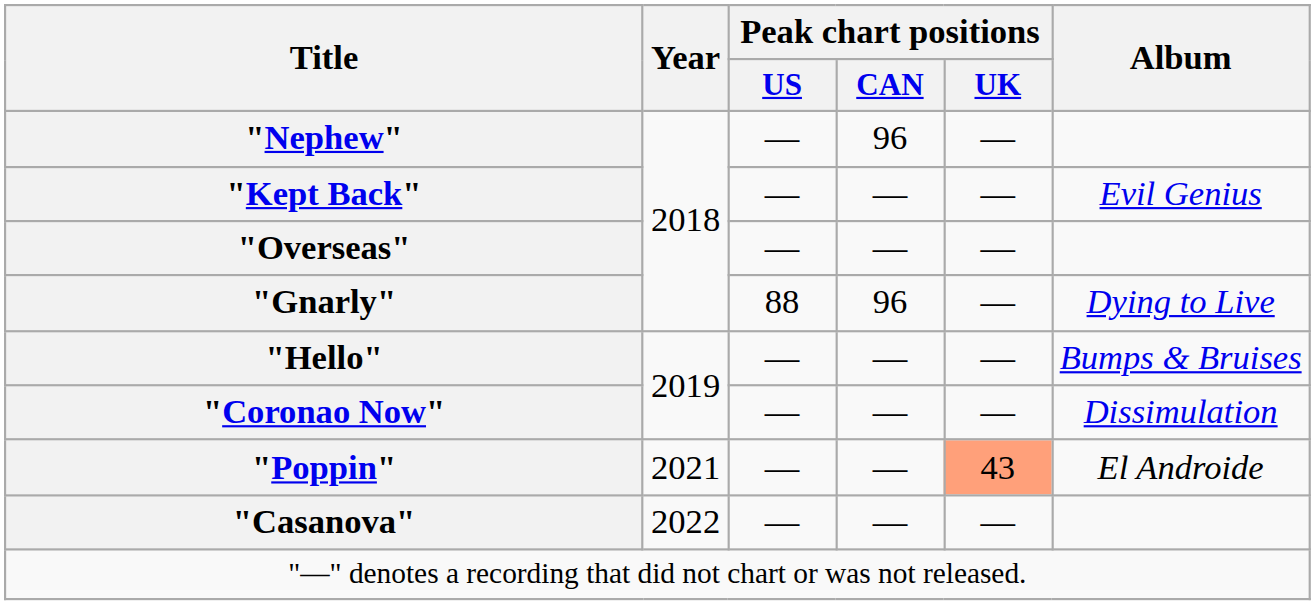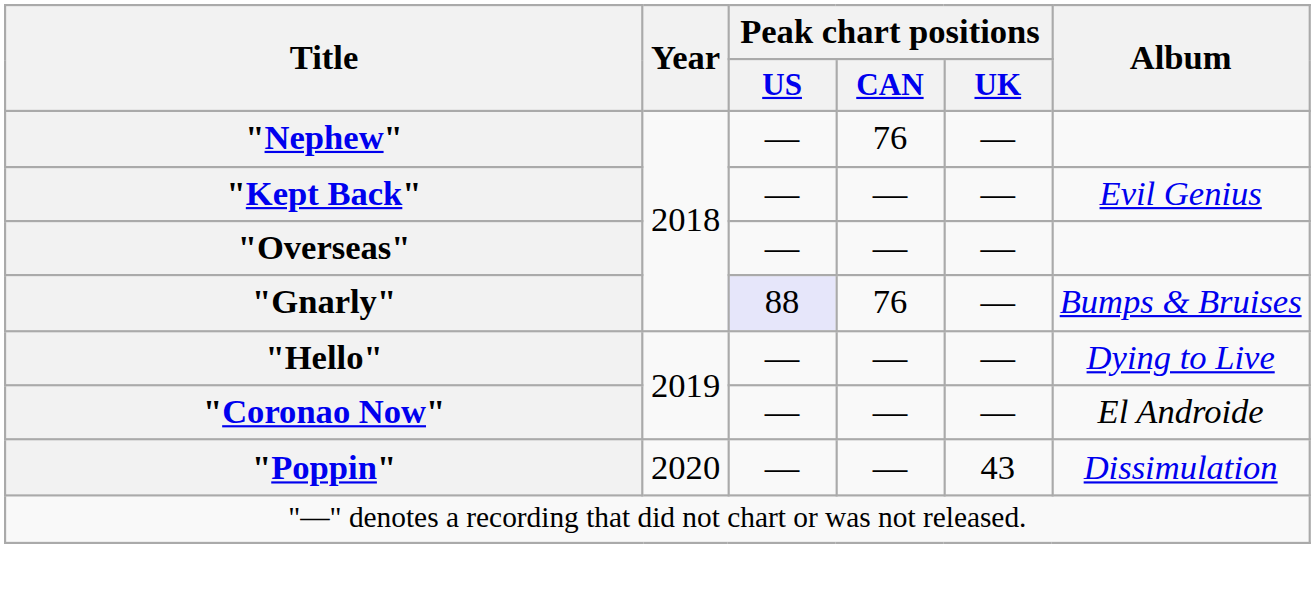(890, 138) 96 -> (890, 138) 76
(782, 302) no background -> (782, 302) lavender background
(890, 302) 96 -> (890, 302) 76
(1181, 302) Dying to Live -> (1181, 302) Bumps & Bruises
(1181, 357) Bumps & Bruises -> (1181, 357) Dying to Live
(1181, 412) Dissimulation -> (1181, 412) El Androide
(686, 466) 2021 -> (686, 466) 2020
(998, 466) lightsalmon background -> (998, 466) no background
(1181, 466) El Androide -> (1181, 466) Dissimulation
- row: (324, 521)
